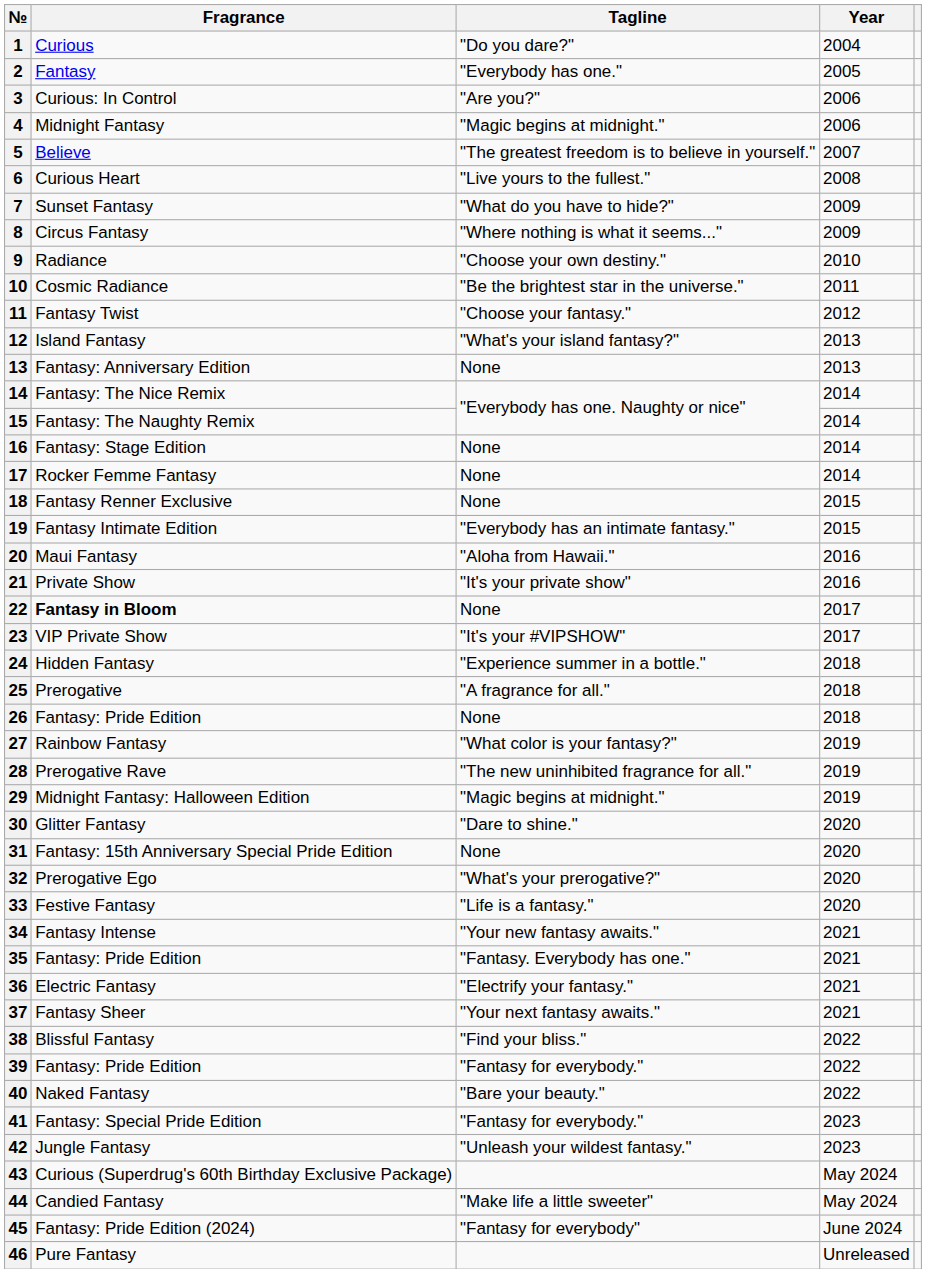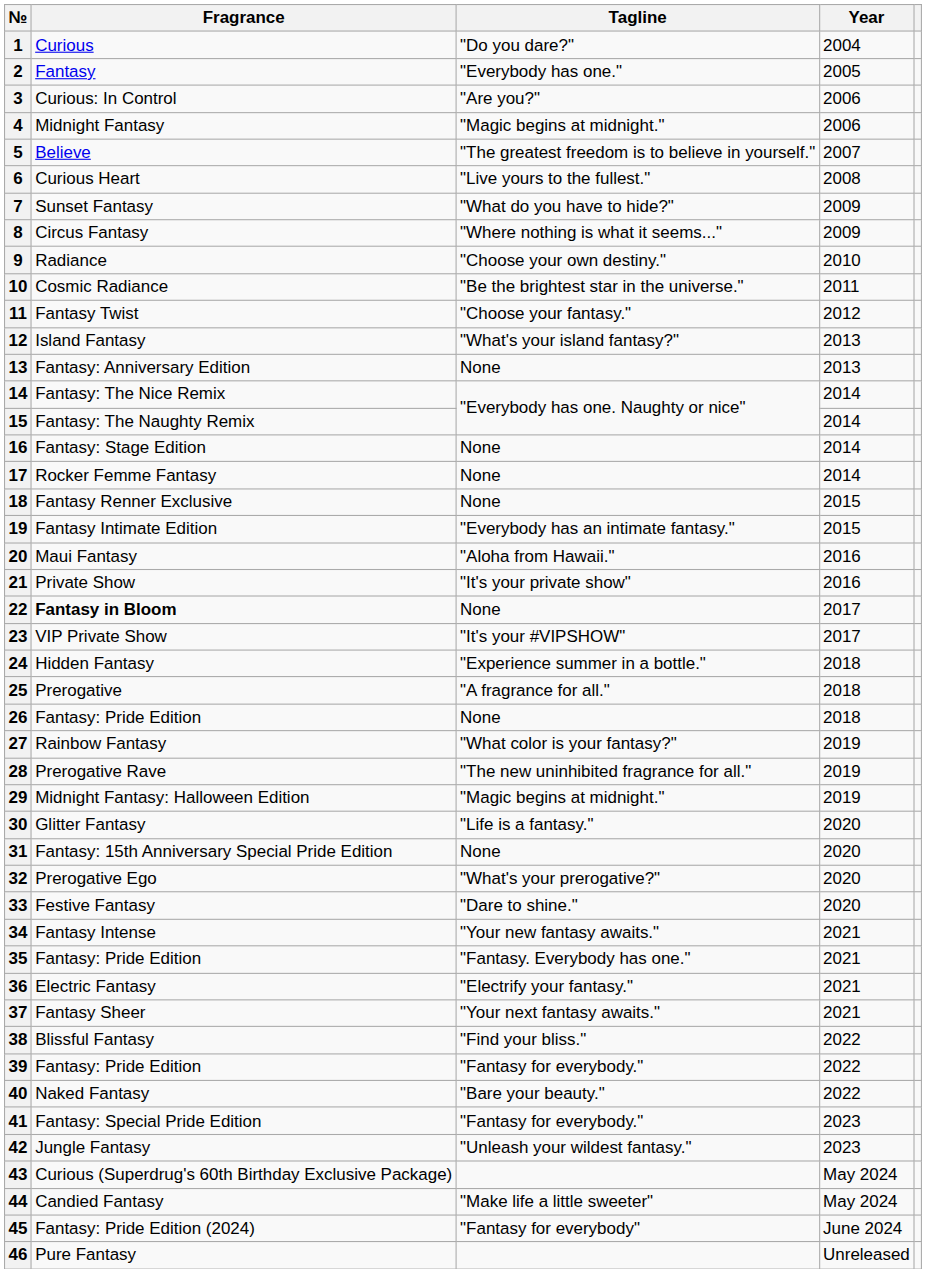(519, 824) "Dare to shine." -> (527, 824) "Life is a fantasy."
(527, 905) "Life is a fantasy." -> (519, 905) "Dare to shine."
